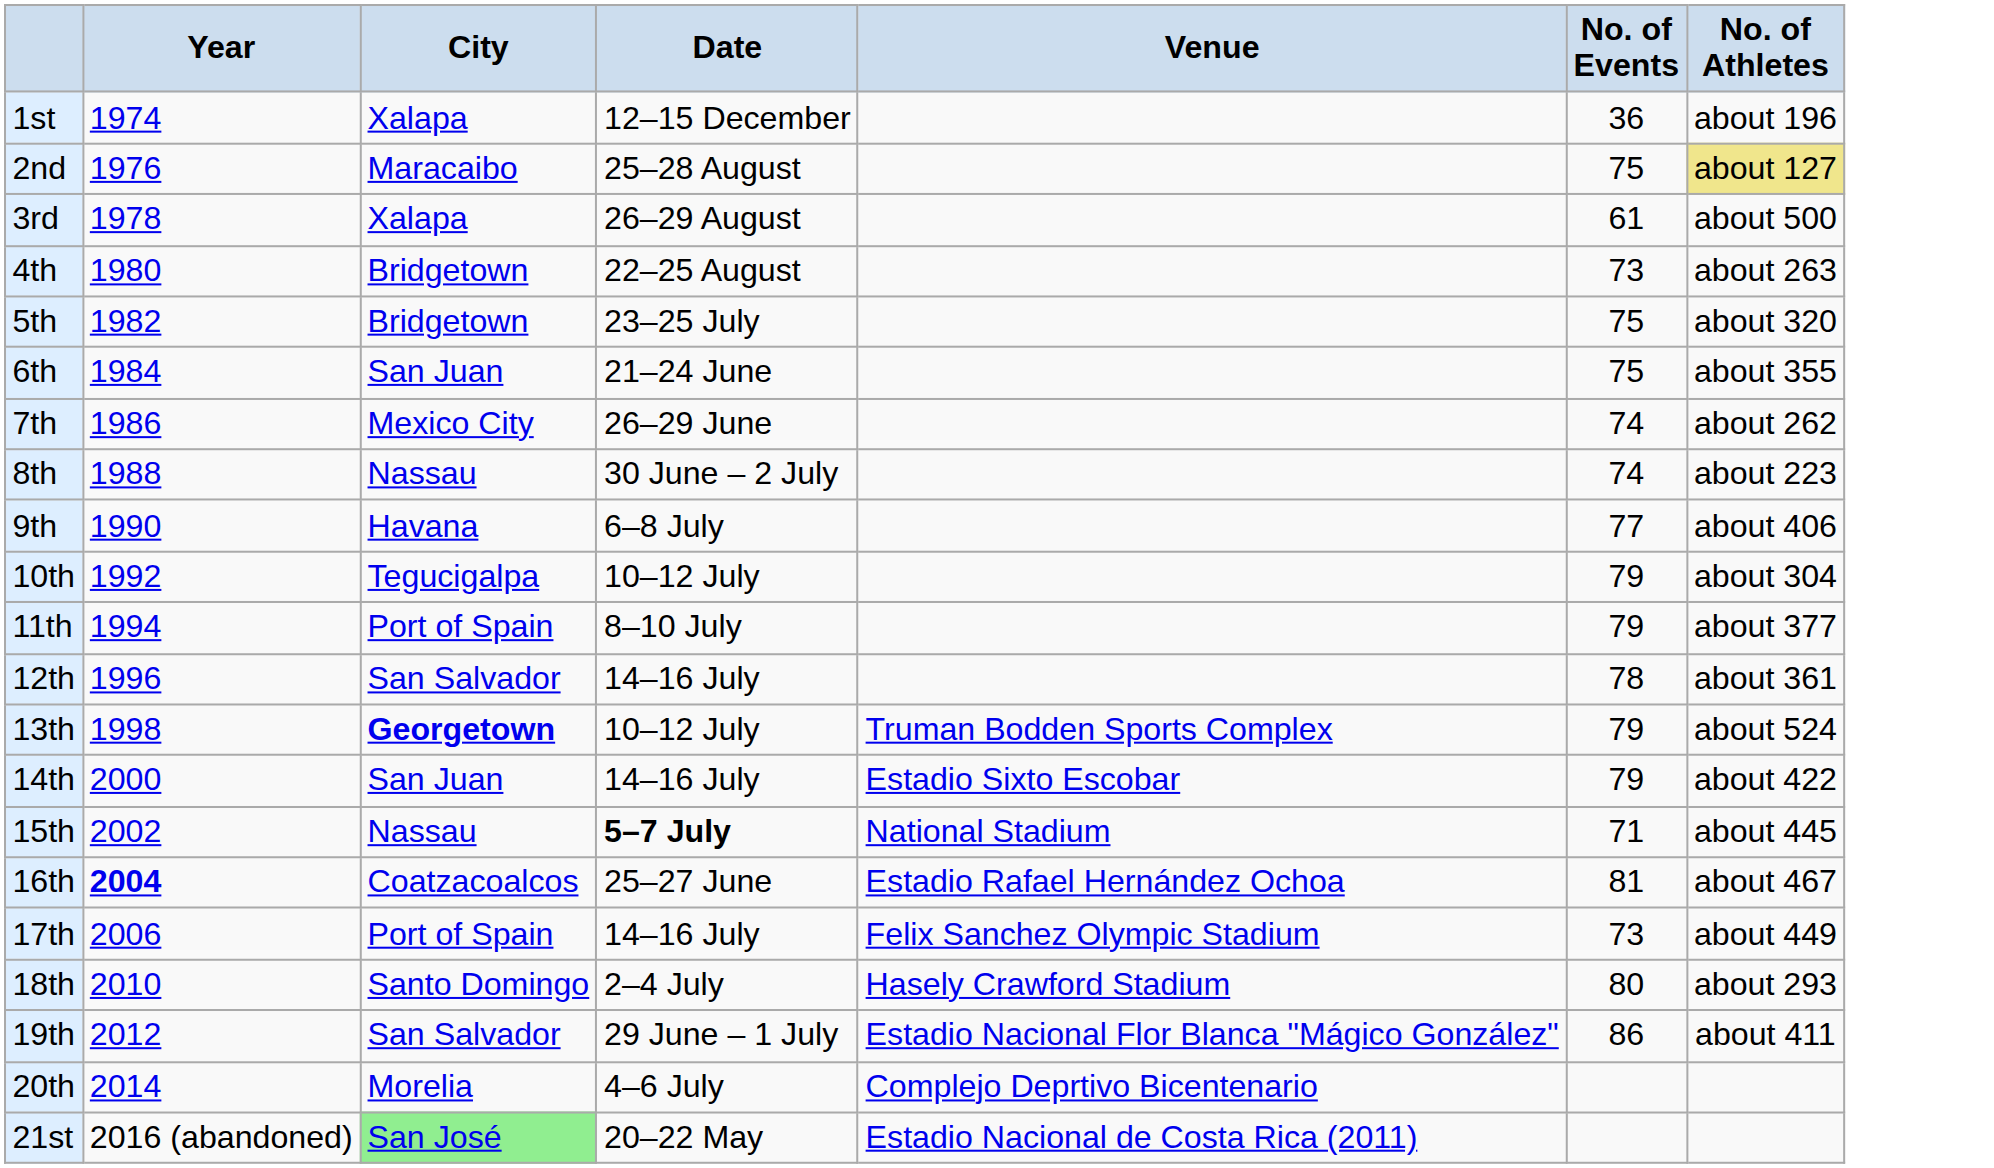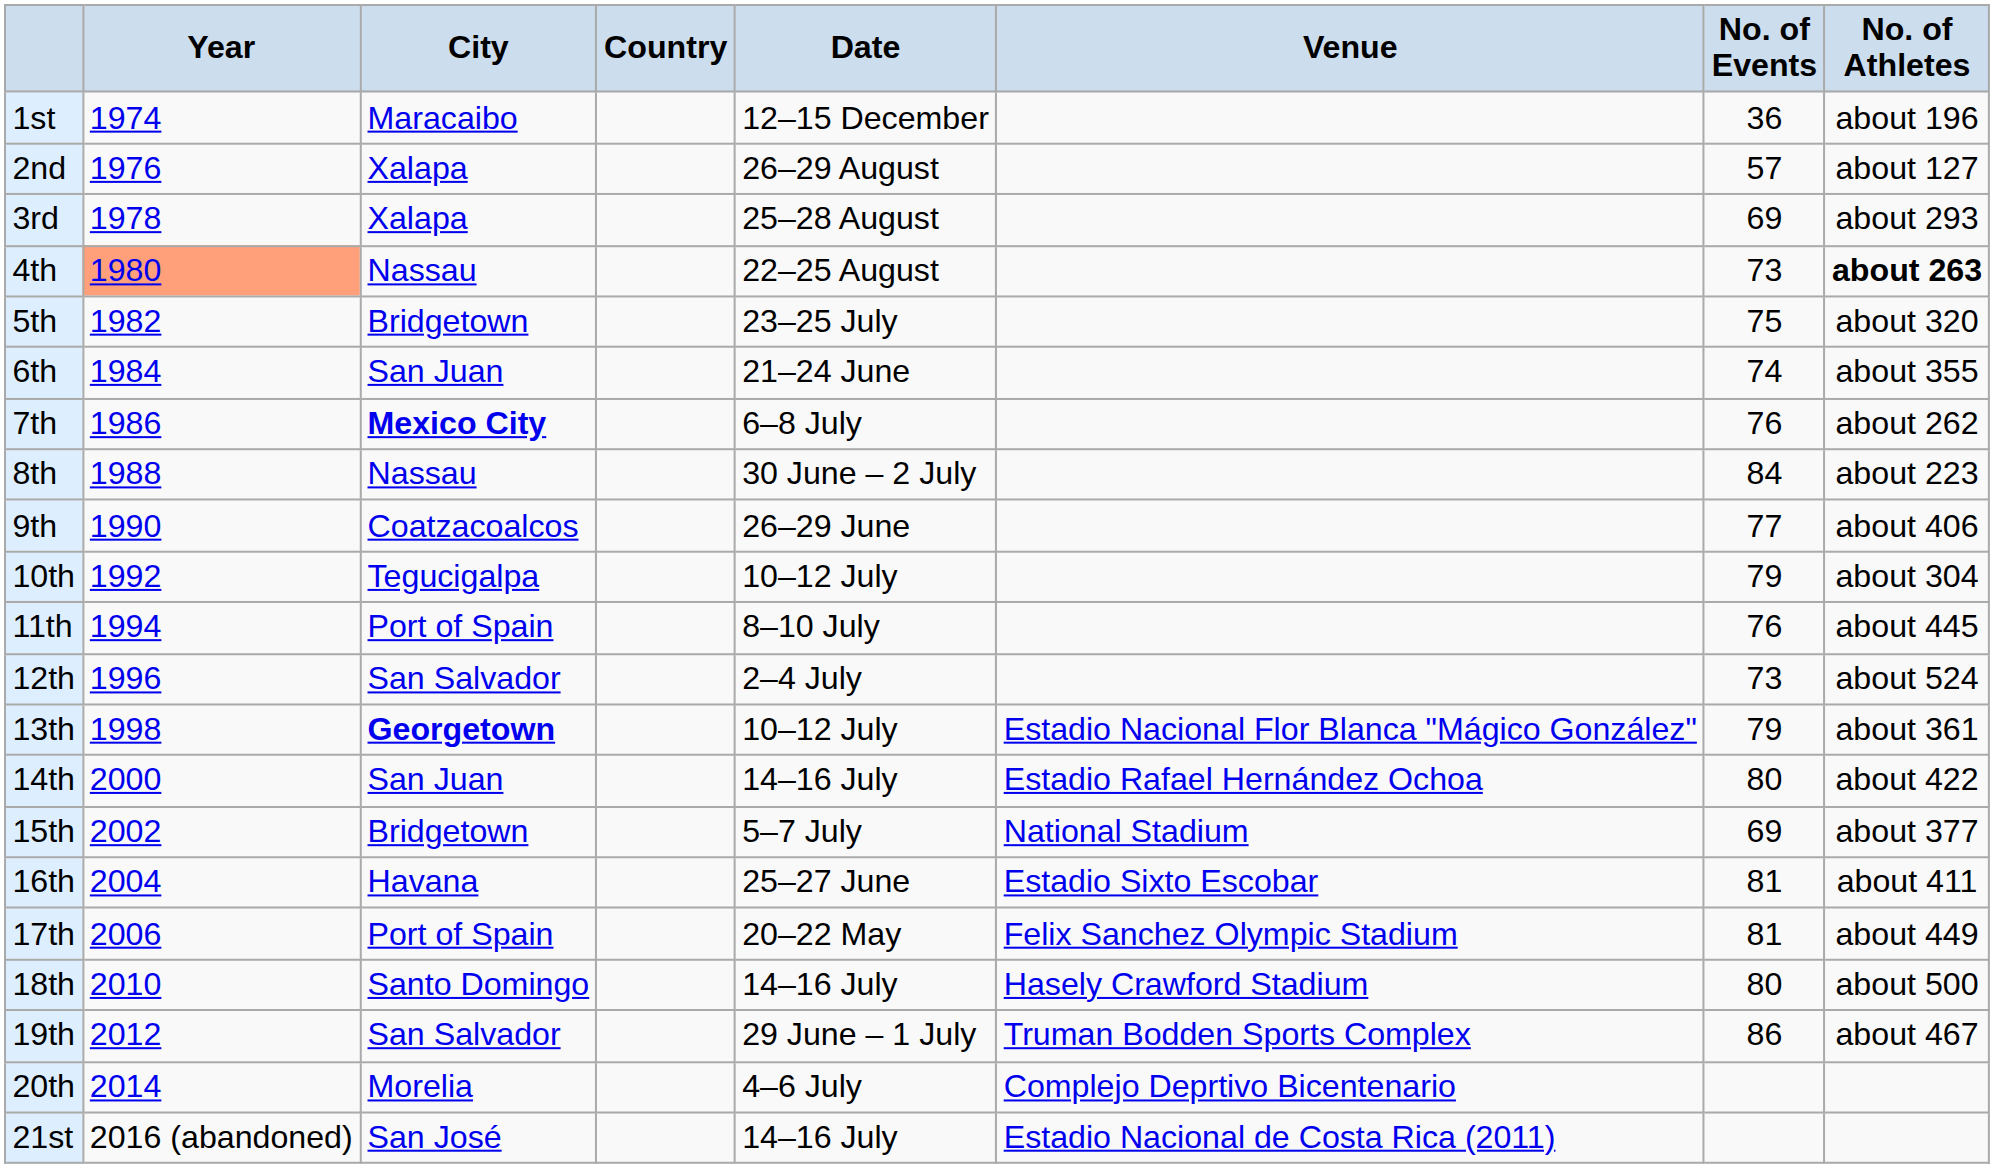+ column: (666, 48)
(418, 117) Xalapa -> (443, 117) Maracaibo
(443, 168) Maracaibo -> (418, 168) Xalapa
(702, 168) 25–28 August -> (841, 168) 26–29 August
(1626, 168) 75 -> (1764, 168) 57
(1765, 168) khaki background -> (1907, 168) no background
(702, 219) 26–29 August -> (841, 219) 25–28 August
(1626, 219) 61 -> (1764, 219) 69
(1765, 219) about 500 -> (1907, 219) about 293
(126, 270) no background -> (126, 270) lightsalmon background
(448, 270) Bridgetown -> (422, 270) Nassau
(1765, 270) normal -> (1907, 270) bold
(1626, 372) 75 -> (1764, 372) 74
(451, 423) normal -> (457, 423) bold
(688, 423) 26–29 June -> (802, 423) 6–8 July
(1626, 423) 74 -> (1764, 423) 76
(1626, 474) 74 -> (1764, 474) 84
(423, 525) Havana -> (473, 525) Coatzacoalcos
(664, 525) 6–8 July -> (826, 525) 26–29 June
(1626, 627) 79 -> (1764, 627) 76
(1765, 627) about 377 -> (1907, 627) about 445
(682, 678) 14–16 July -> (802, 678) 2–4 July
(1626, 678) 78 -> (1764, 678) 73
(1765, 678) about 361 -> (1907, 678) about 524
(1099, 729) Truman Bodden Sports Complex -> (1350, 729) Estadio Nacional Flor Blanca "Mágico González"
(1765, 729) about 524 -> (1907, 729) about 361
(1023, 780) Estadio Sixto Escobar -> (1243, 780) Estadio Rafael Hernández Ochoa
(1626, 780) 79 -> (1764, 780) 80
(422, 831) Nassau -> (448, 831) Bridgetown
(668, 831) bold -> (802, 831) normal
(1626, 831) 71 -> (1764, 831) 69
(1765, 831) about 445 -> (1907, 831) about 377
(126, 882) bold -> (126, 882) normal
(473, 882) Coatzacoalcos -> (423, 882) Havana
(1105, 882) Estadio Rafael Hernández Ochoa -> (1161, 882) Estadio Sixto Escobar
(1765, 882) about 467 -> (1907, 882) about 411
(682, 933) 14–16 July -> (822, 933) 20–22 May
(1626, 933) 73 -> (1764, 933) 81
(664, 984) 2–4 July -> (820, 984) 14–16 July
(1765, 984) about 293 -> (1907, 984) about 500
(1212, 1035) Estadio Nacional Flor Blanca "Mágico González" -> (1237, 1035) Truman Bodden Sports Complex
(1765, 1035) about 411 -> (1907, 1035) about 467
(435, 1137) lightgreen background -> (435, 1137) no background
(684, 1137) 20–22 May -> (820, 1137) 14–16 July
